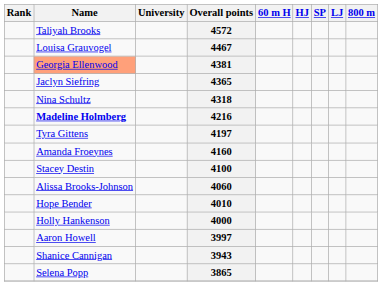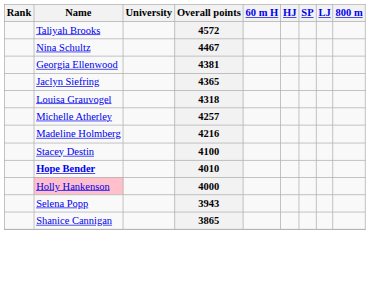(74, 47) Louisa Grauvogel -> (63, 47) Nina Schultz
(77, 65) lightsalmon background -> (77, 65) no background
(63, 99) Nina Schultz -> (74, 99) Louisa Grauvogel
+ row: (209, 117)
(81, 117) bold -> (78, 134) normal
- row: (221, 134)
- row: (221, 151)
- row: (221, 186)
(64, 203) normal -> (66, 168) bold
(73, 220) no background -> (73, 186) pink background
- row: (221, 238)
(74, 255) Shanice Cannigan -> (62, 203) Selena Popp
(62, 272) Selena Popp -> (74, 220) Shanice Cannigan
